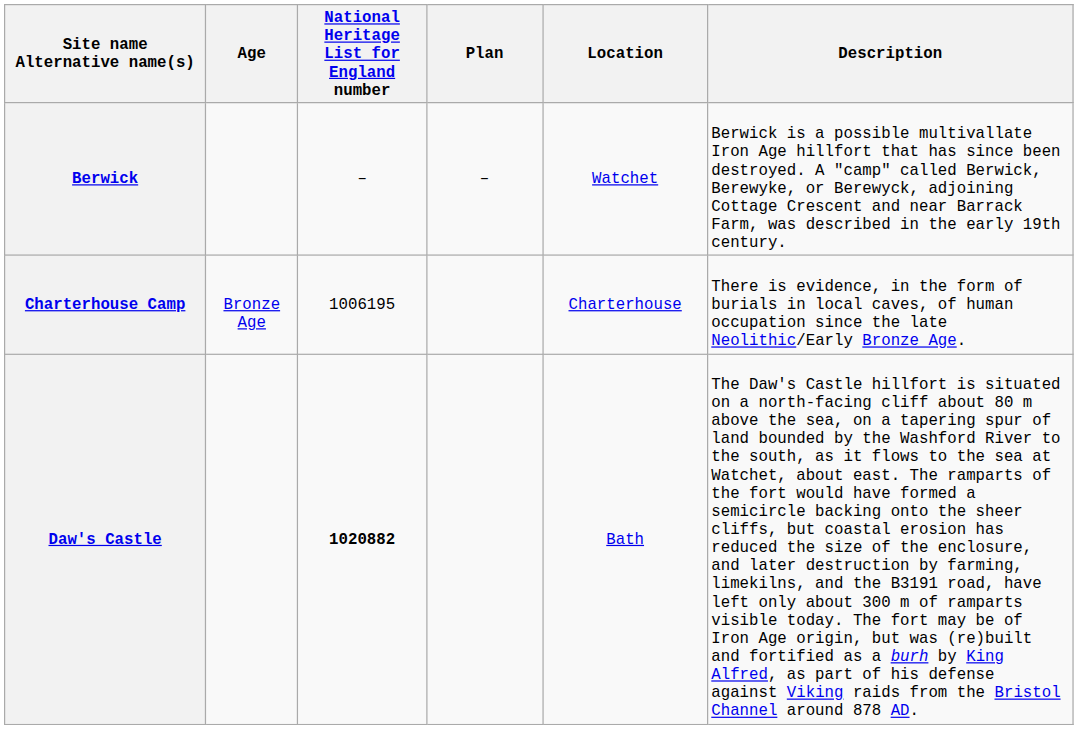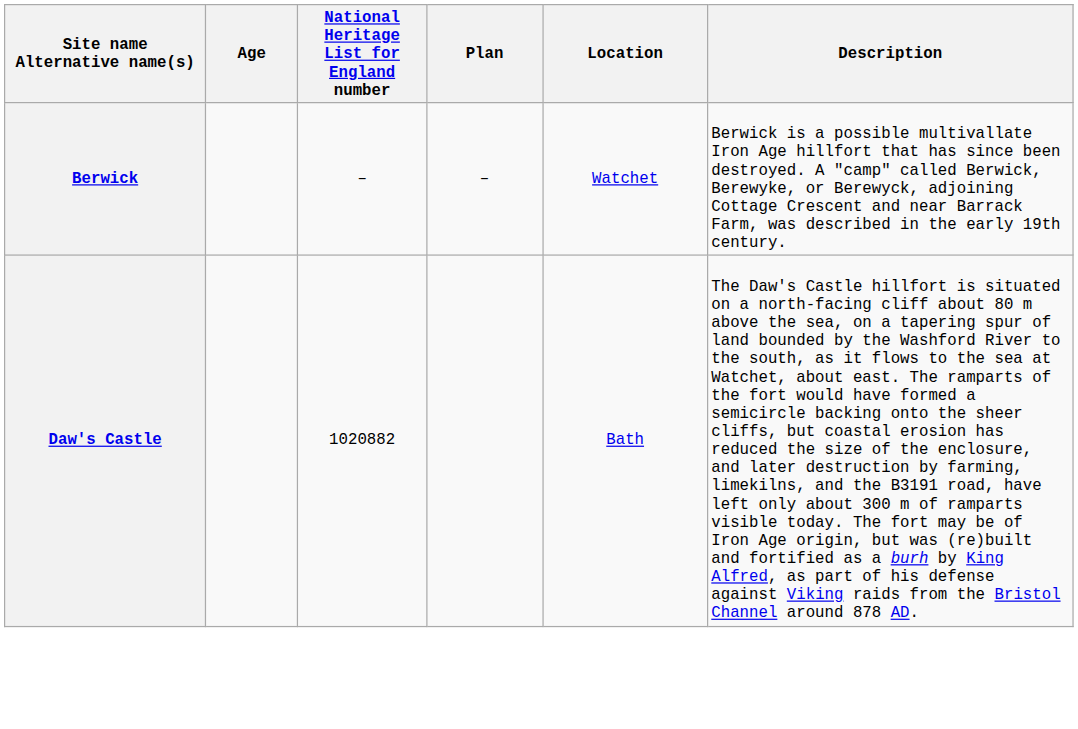- row: (105, 305)
(362, 539) bold -> (362, 441) normal
